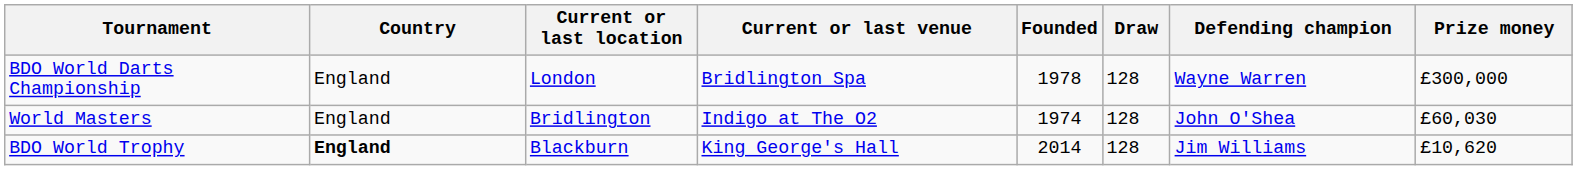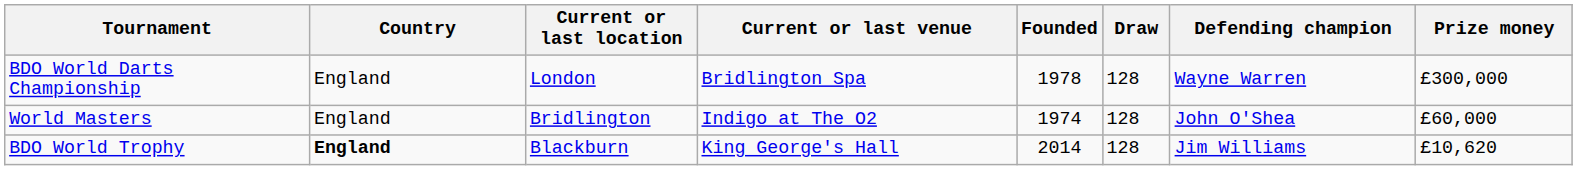(1459, 120) £60,030 -> (1459, 120) £60,000
